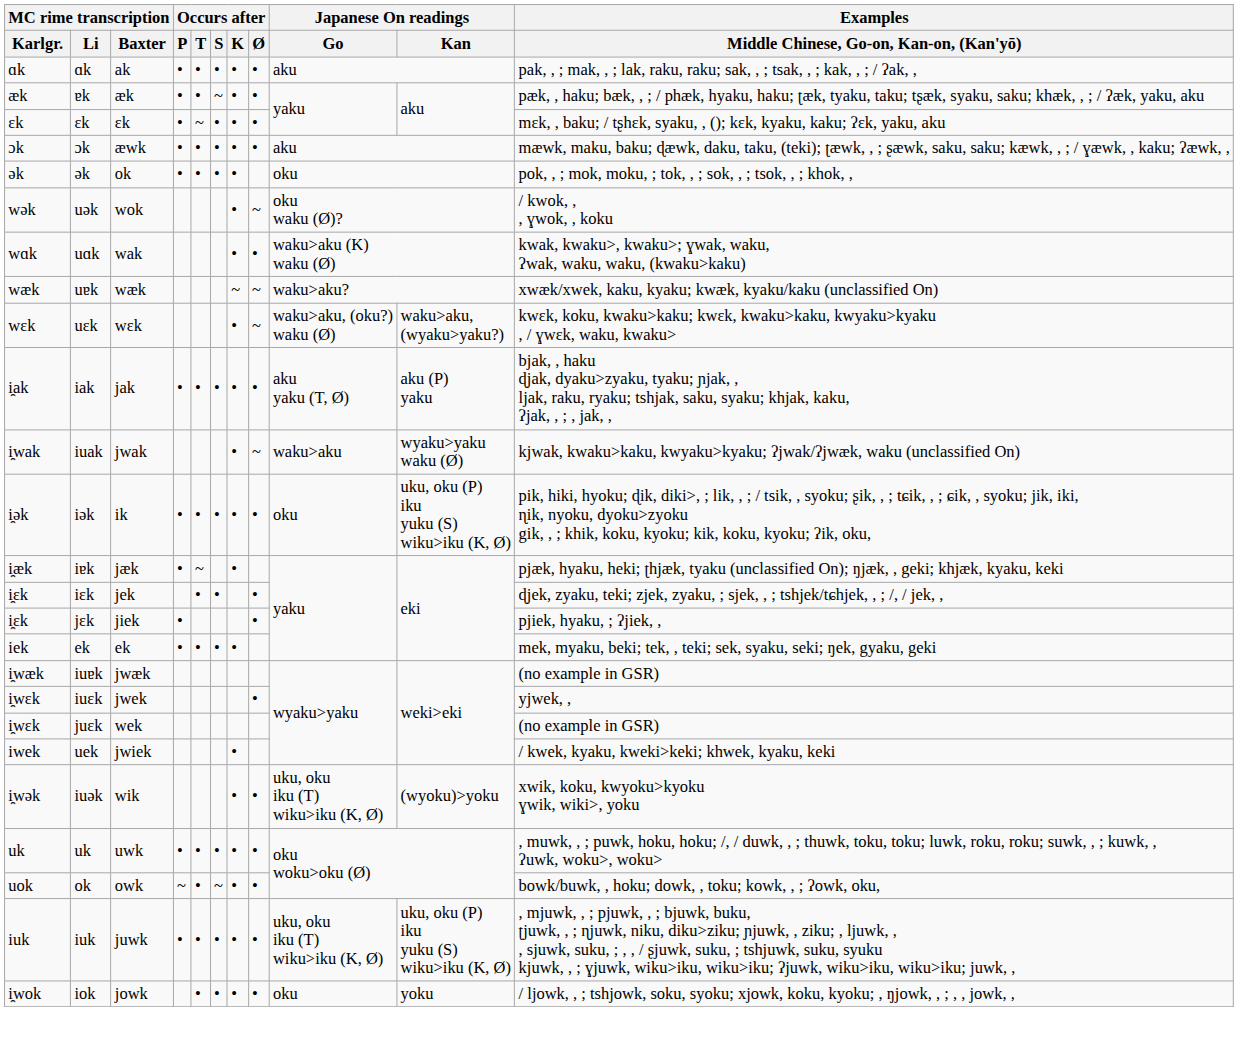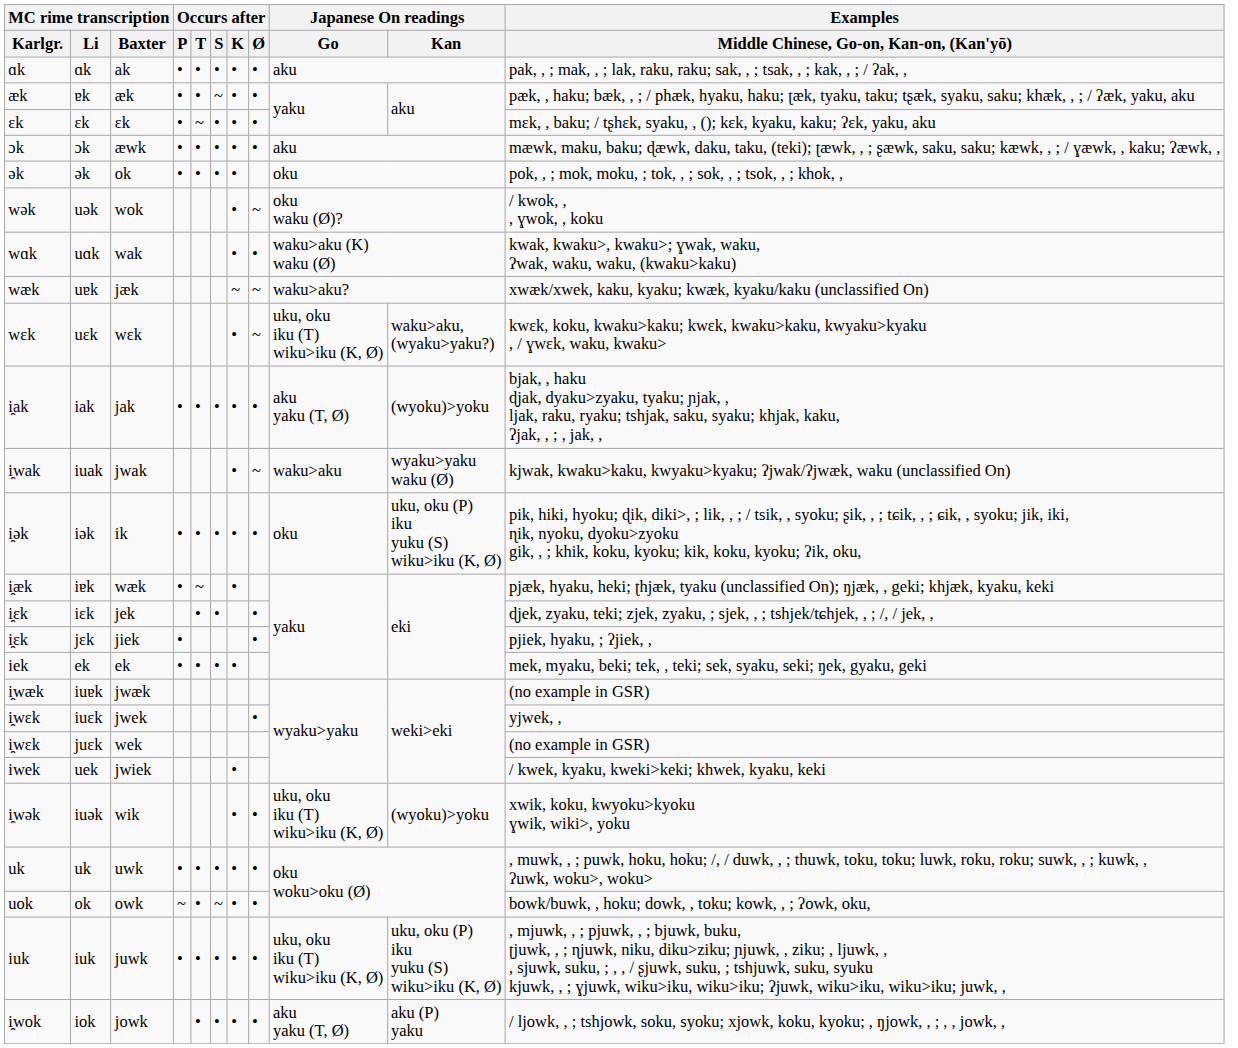(130, 289) wæk -> (127, 289) jæk
(333, 325) waku>aku, (oku?) waku (Ø) -> (328, 334) uku, oku iku (T) wiku>iku (K, Ø)
(425, 388) aku (P) yaku -> (440, 407) (wyoku)>yoku
(127, 568) jæk -> (130, 587) wæk
(285, 993) oku -> (311, 1021) aku yaku (T, Ø)
(417, 993) yoku -> (415, 1021) aku (P) yaku
